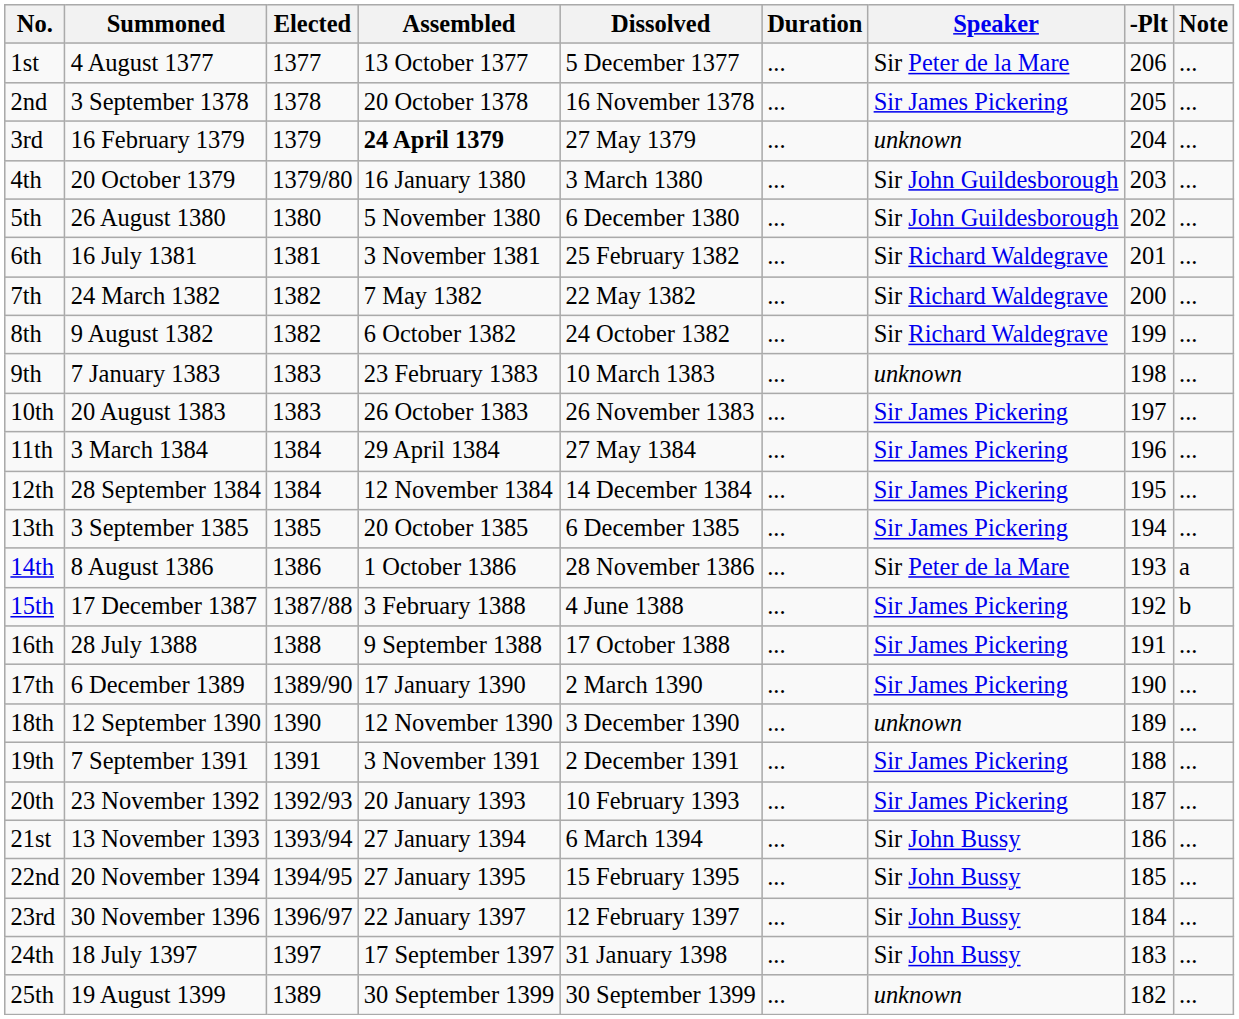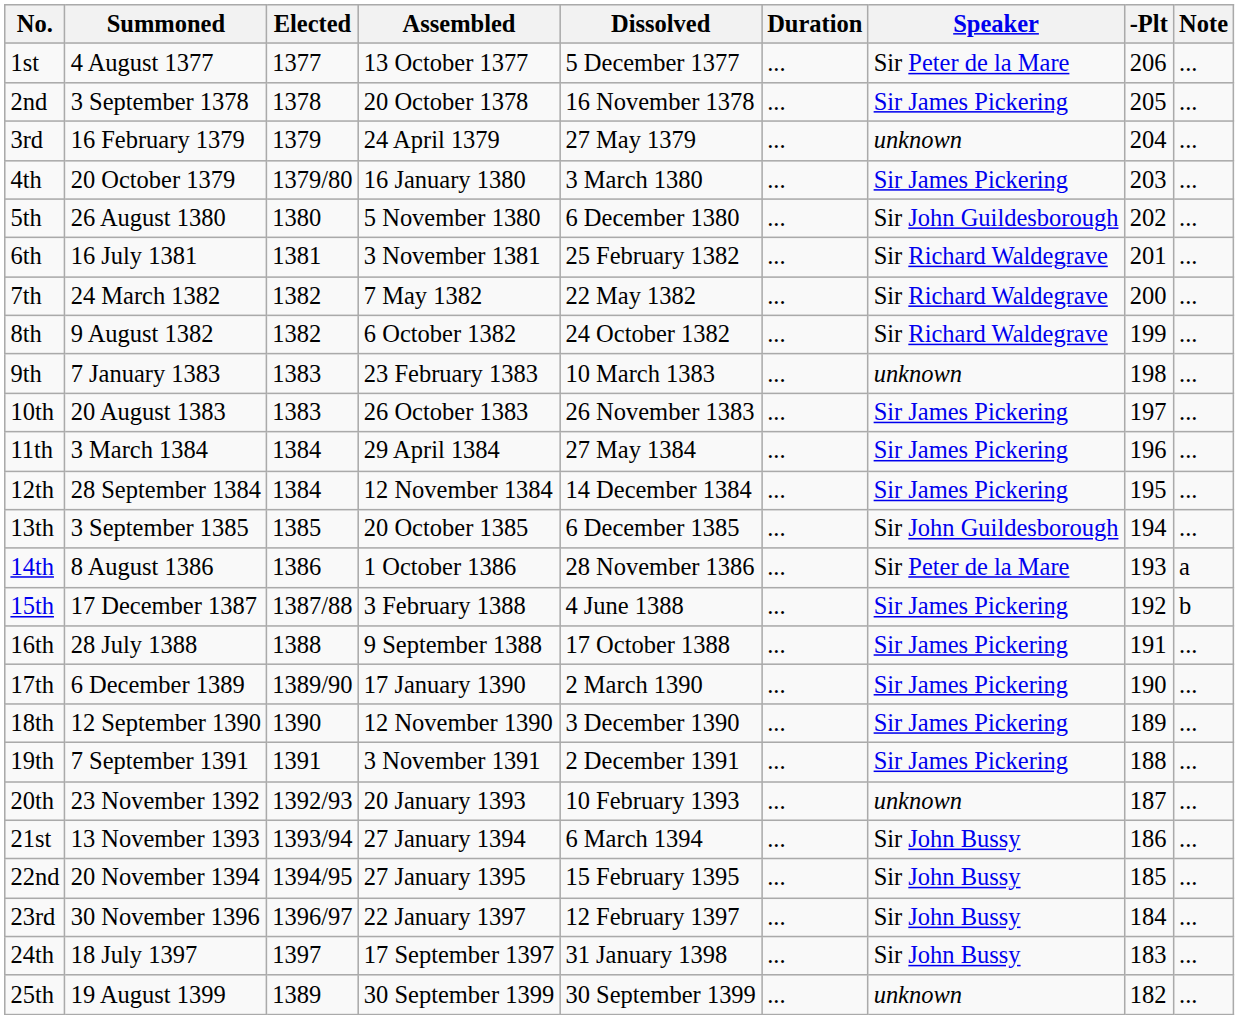(434, 140) bold -> (432, 140) normal
(996, 179) Sir John Guildesborough -> (971, 179) Sir James Pickering
(971, 528) Sir James Pickering -> (996, 528) Sir John Guildesborough
(918, 722) unknown -> (971, 722) Sir James Pickering
(971, 800) Sir James Pickering -> (918, 800) unknown
